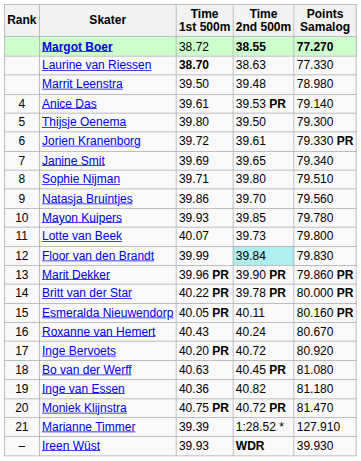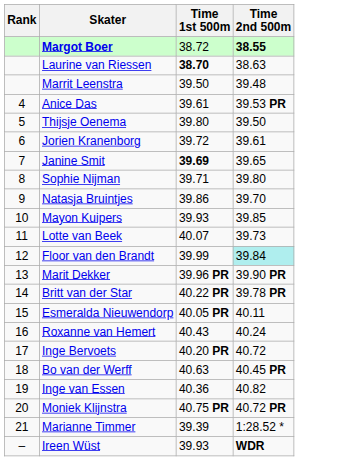- column: (325, 20)
(194, 160) normal -> (194, 160) bold
